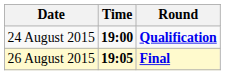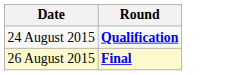- column: (117, 15)
